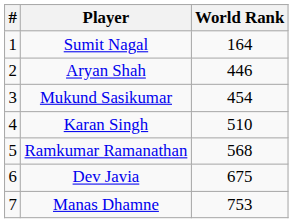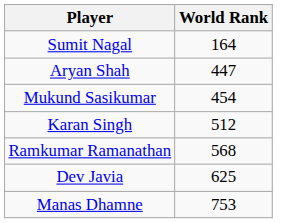- column: (13, 17)
(240, 71) 446 -> (224, 71) 447
(240, 124) 510 -> (224, 124) 512
(240, 177) 675 -> (224, 177) 625
